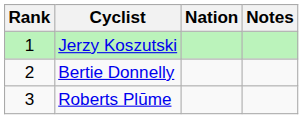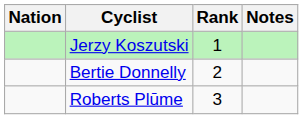columns swapped: (29, 18) <-> (212, 18)
